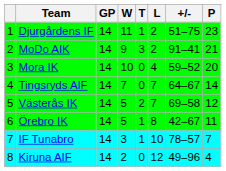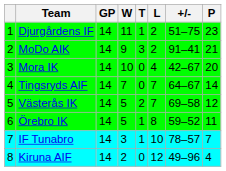(184, 67) 59–52 -> (184, 67) 42–67
(184, 121) 42–67 -> (184, 121) 59–52
